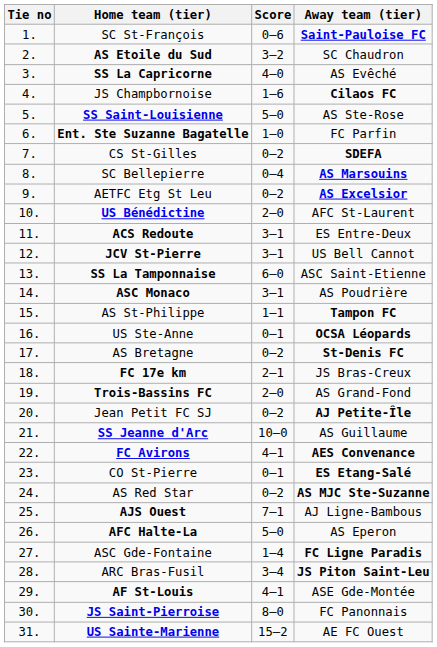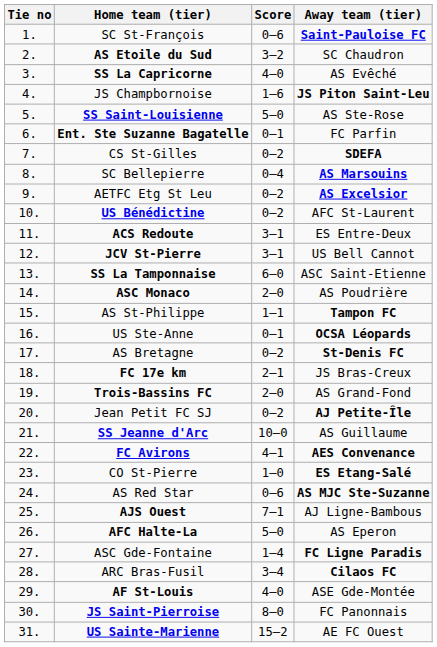(363, 94) Cilaos FC -> (363, 94) JS Piton Saint-Leu
(273, 134) 1–0 -> (273, 134) 0–1
(273, 214) 2–0 -> (273, 214) 0–2
(273, 293) 3–1 -> (273, 293) 2–0
(273, 473) 0–1 -> (273, 473) 1–0
(273, 492) 0–2 -> (273, 492) 0–6
(363, 572) JS Piton Saint-Leu -> (363, 572) Cilaos FC
(273, 592) 4–1 -> (273, 592) 4–0
